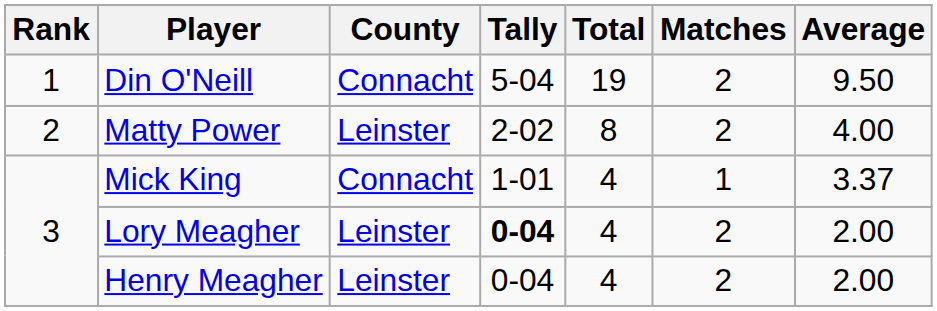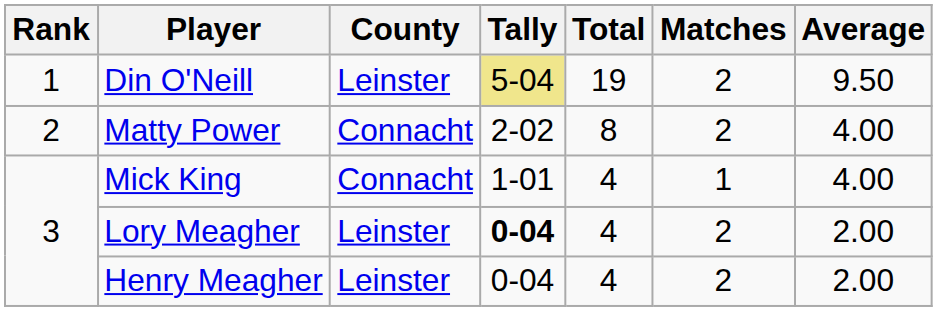(405, 79) Connacht -> (394, 79) Leinster
(522, 79) no background -> (522, 79) khaki background
(394, 130) Leinster -> (405, 130) Connacht
(863, 180) 3.37 -> (863, 180) 4.00
